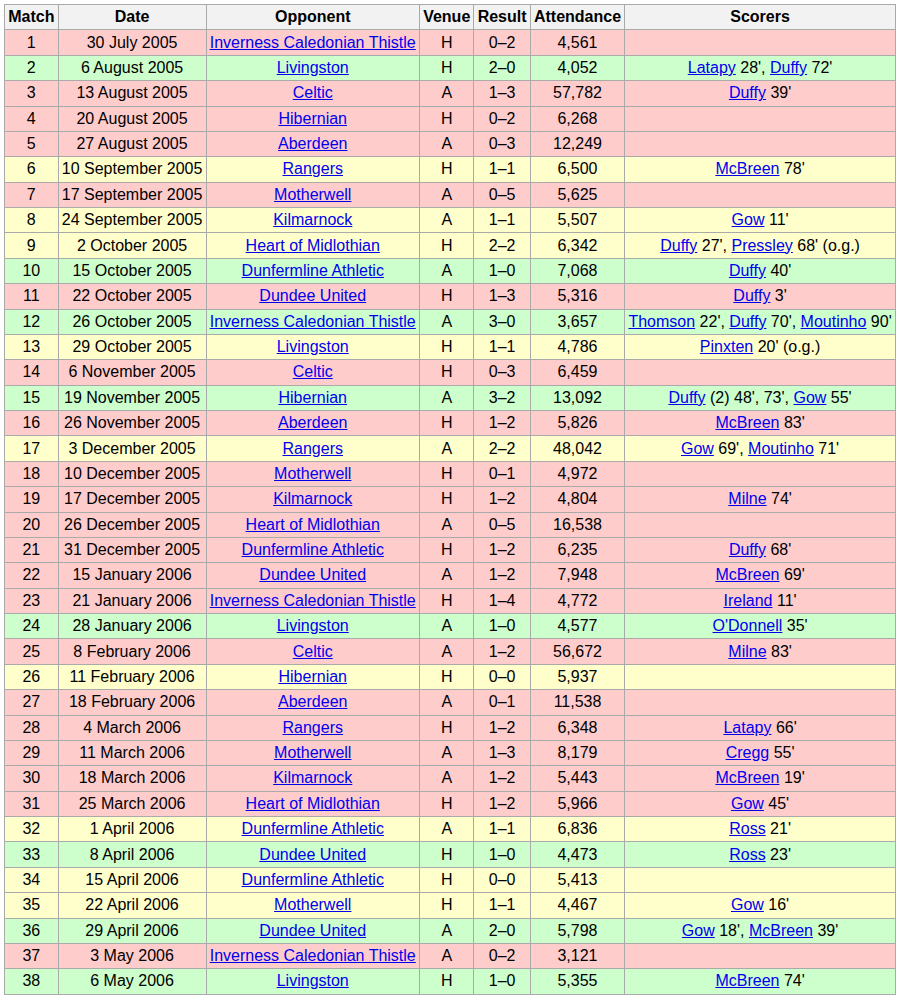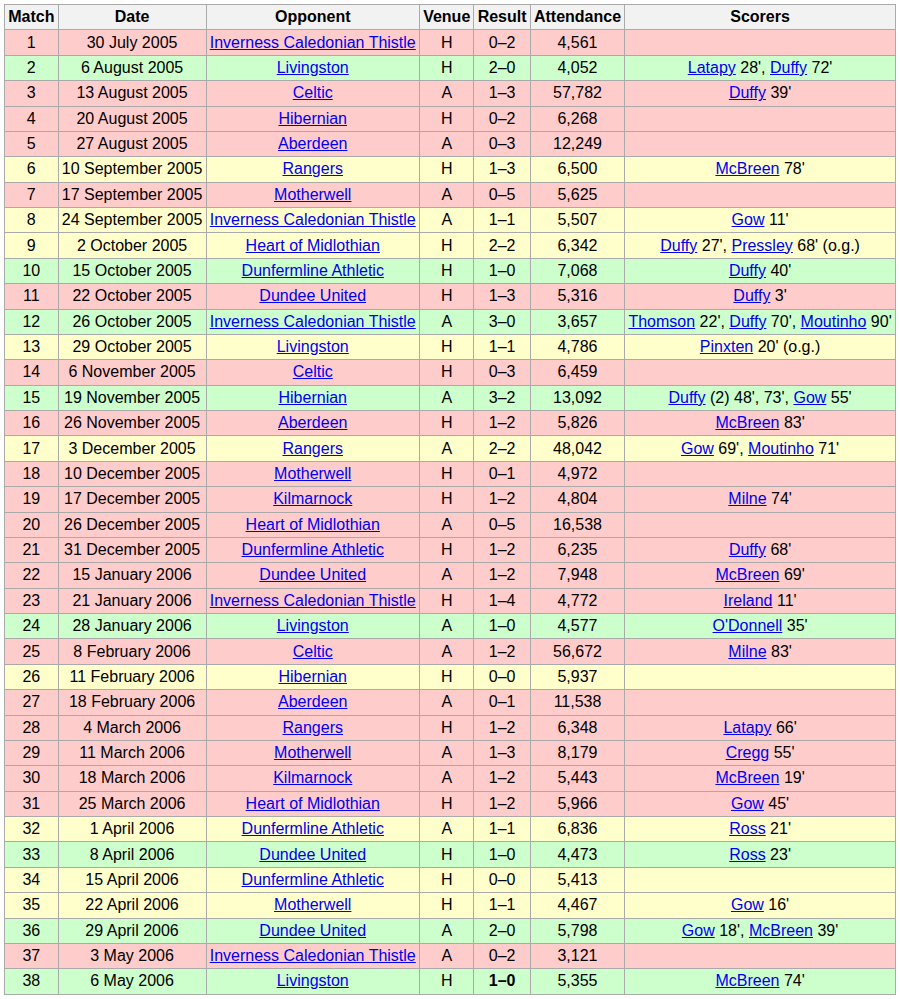(502, 169) 1–1 -> (502, 169) 1–3
(313, 220) Kilmarnock -> (313, 220) Inverness Caledonian Thistle
(447, 270) A -> (447, 270) H
(502, 981) normal -> (502, 981) bold
